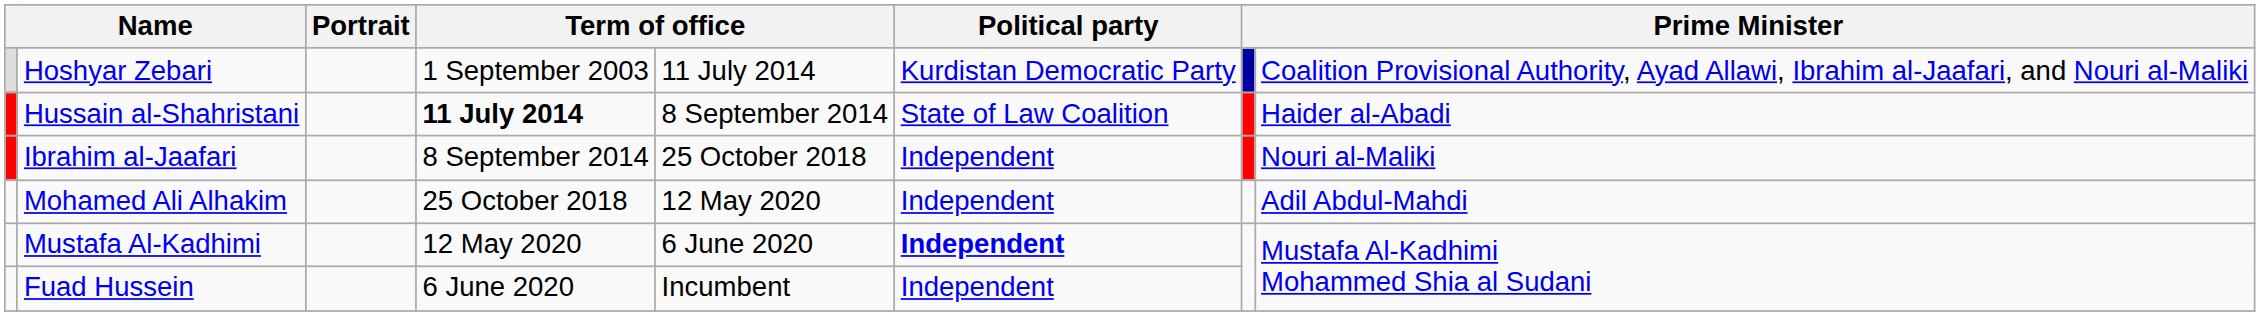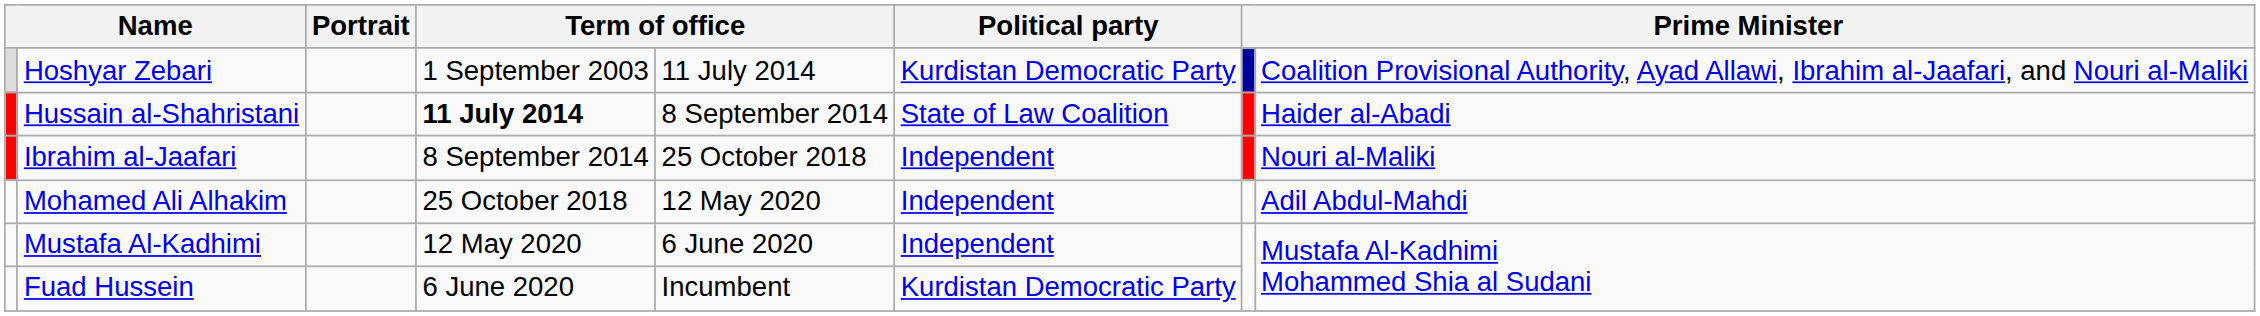(983, 244) bold -> (977, 244) normal
(977, 288) Independent -> (1068, 288) Kurdistan Democratic Party
